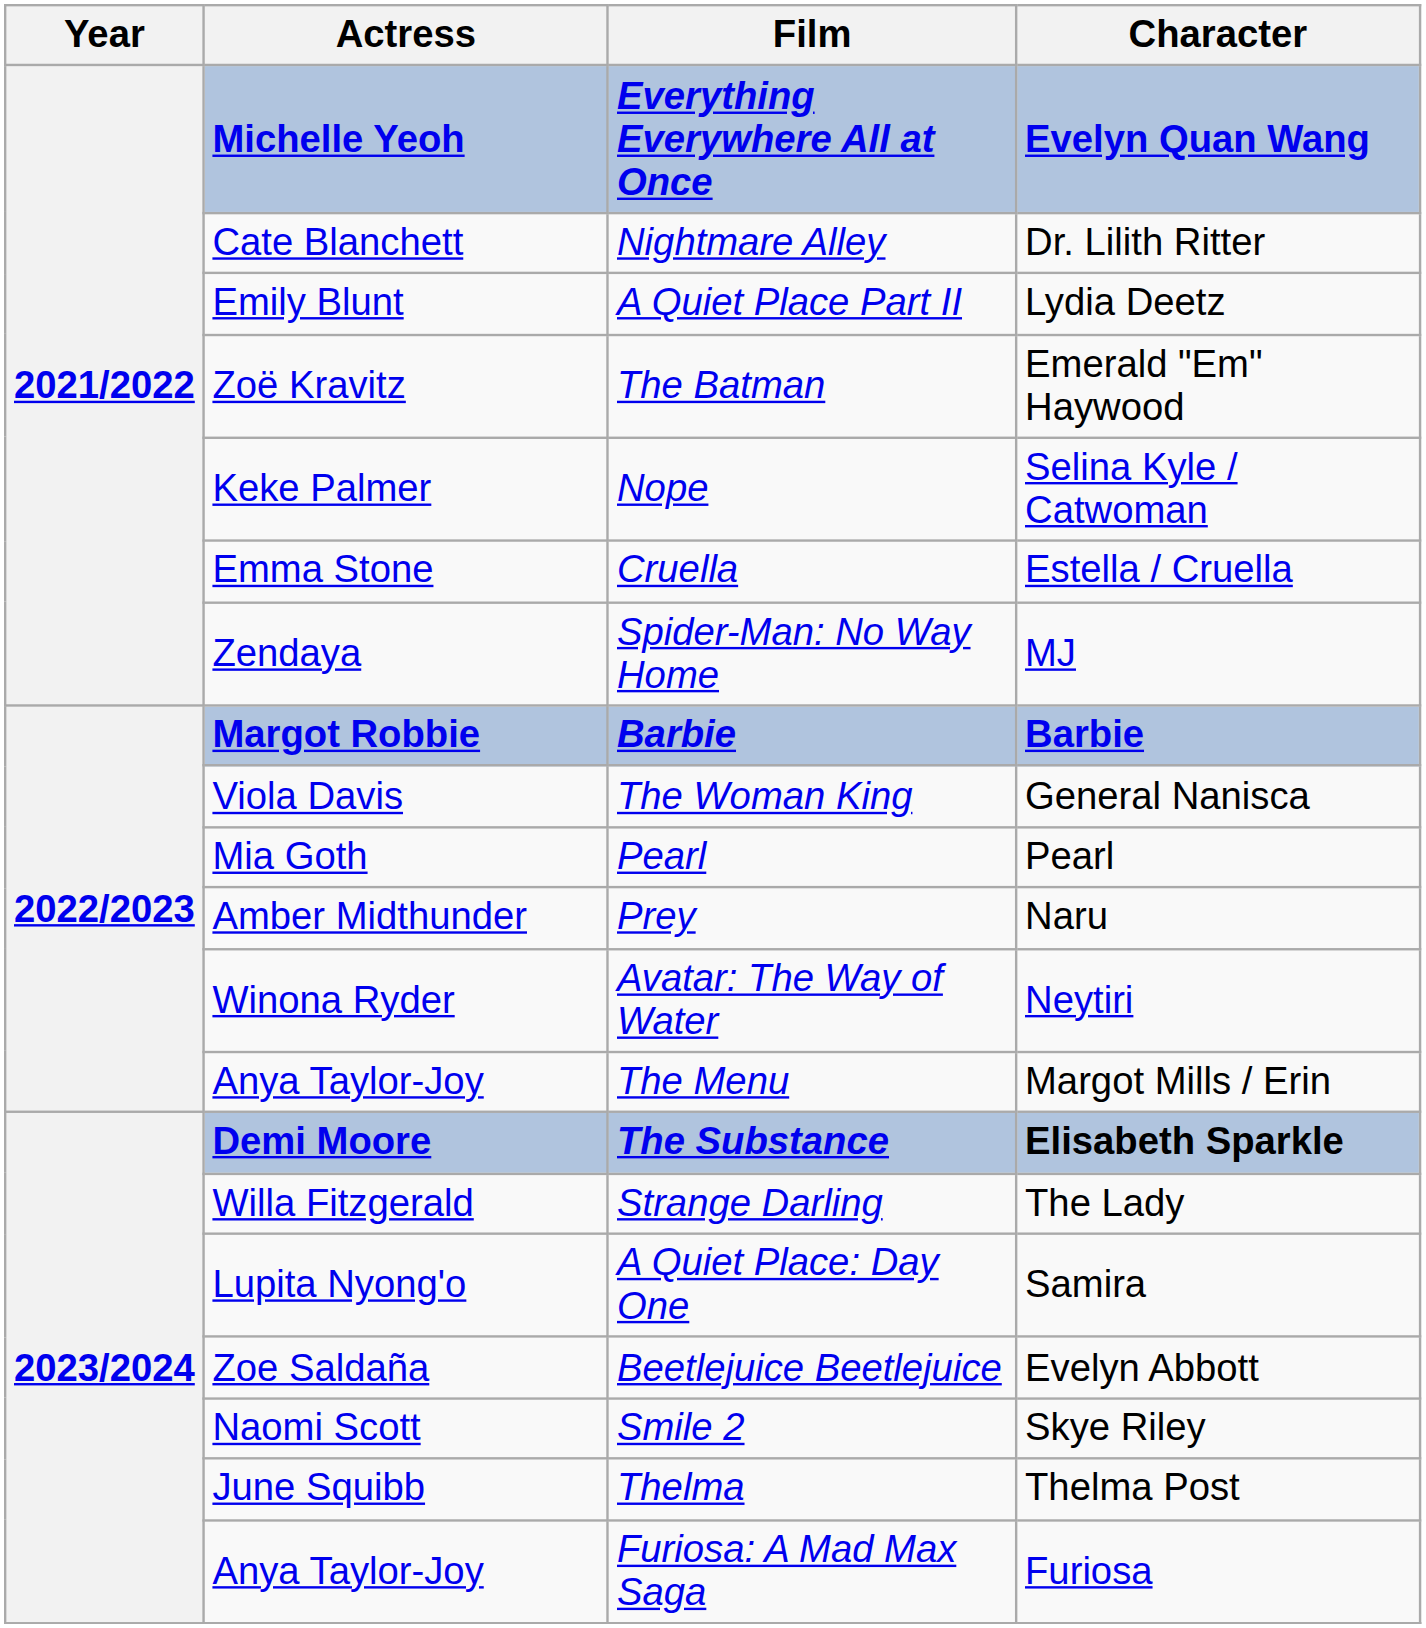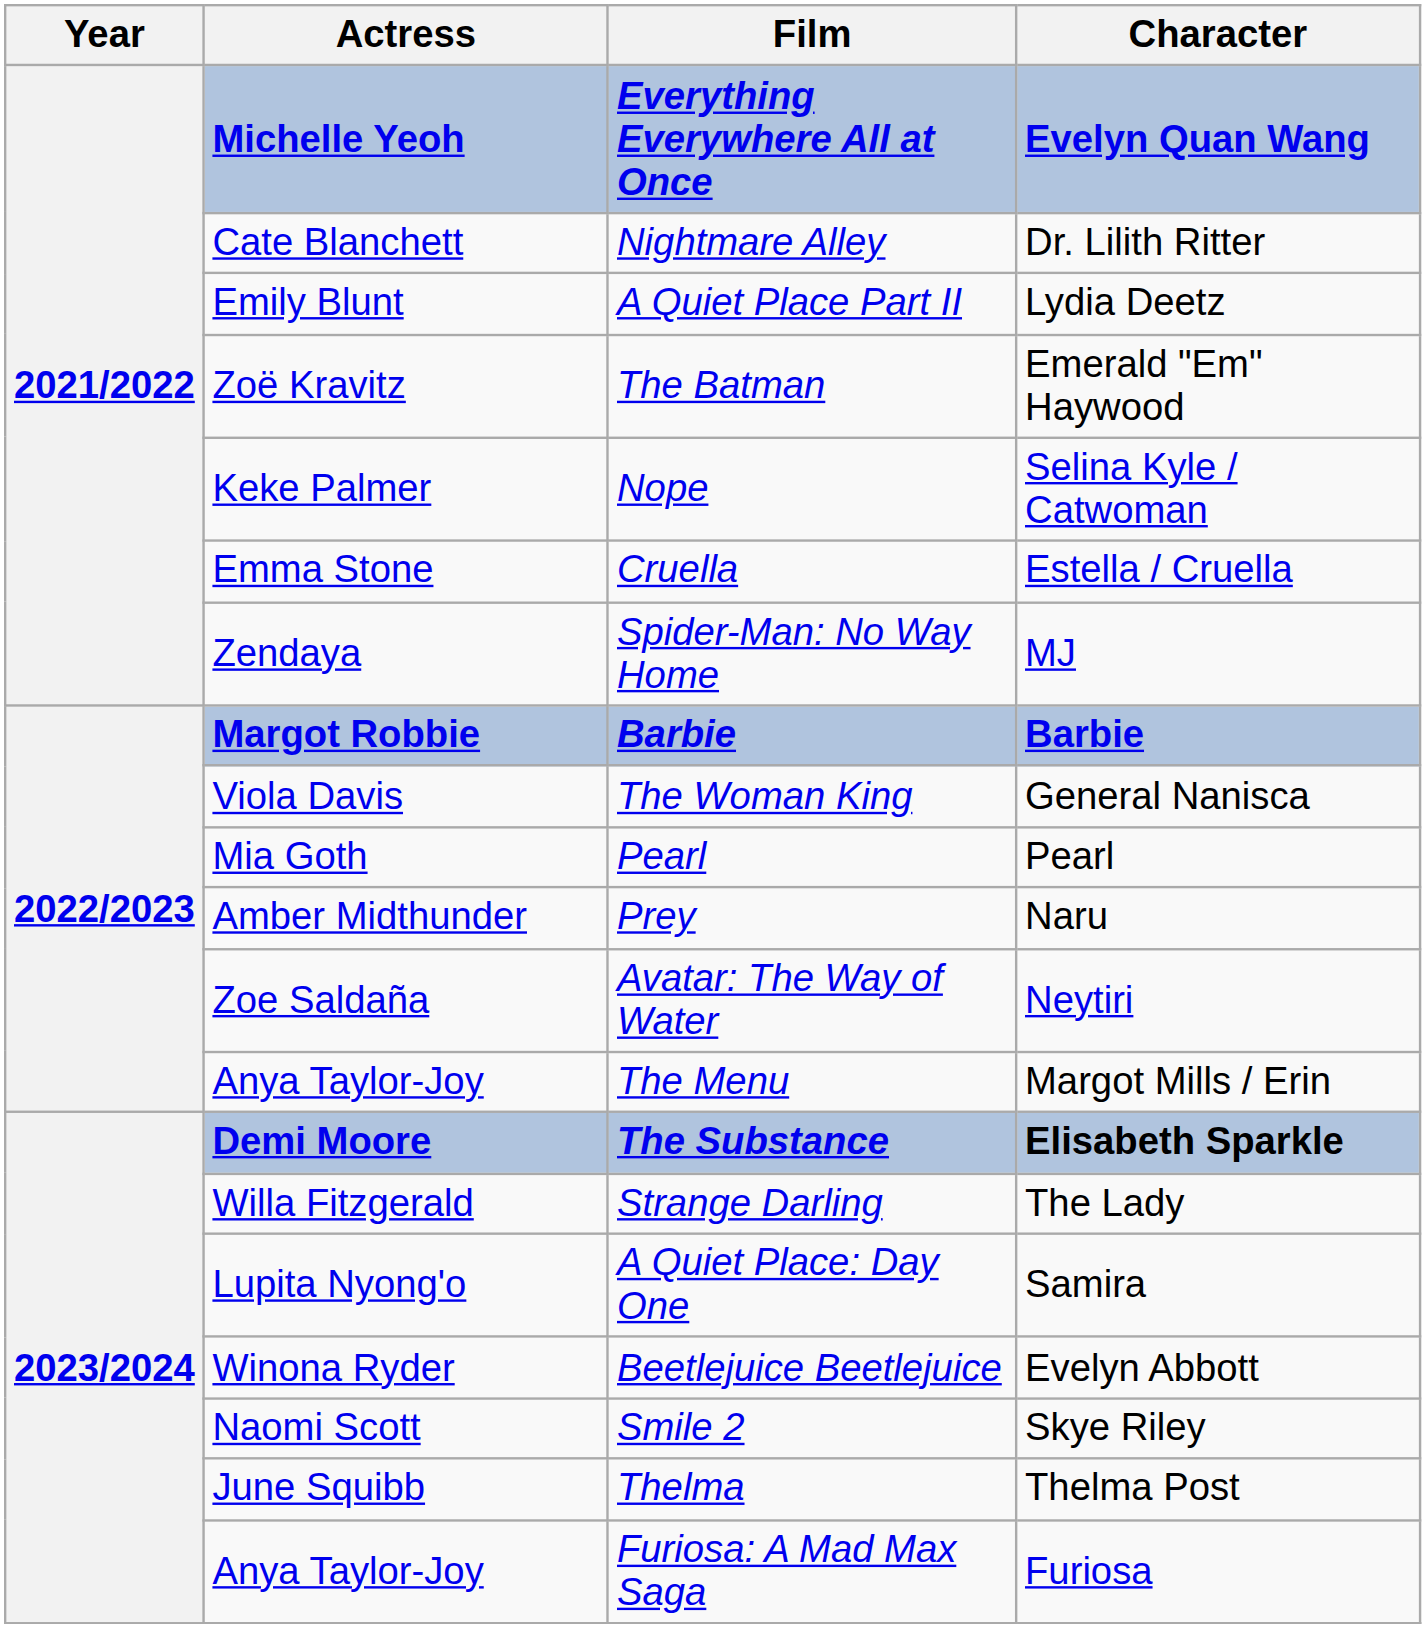(334, 999) Winona Ryder -> (321, 999) Zoe Saldaña
(321, 1366) Zoe Saldaña -> (334, 1366) Winona Ryder
